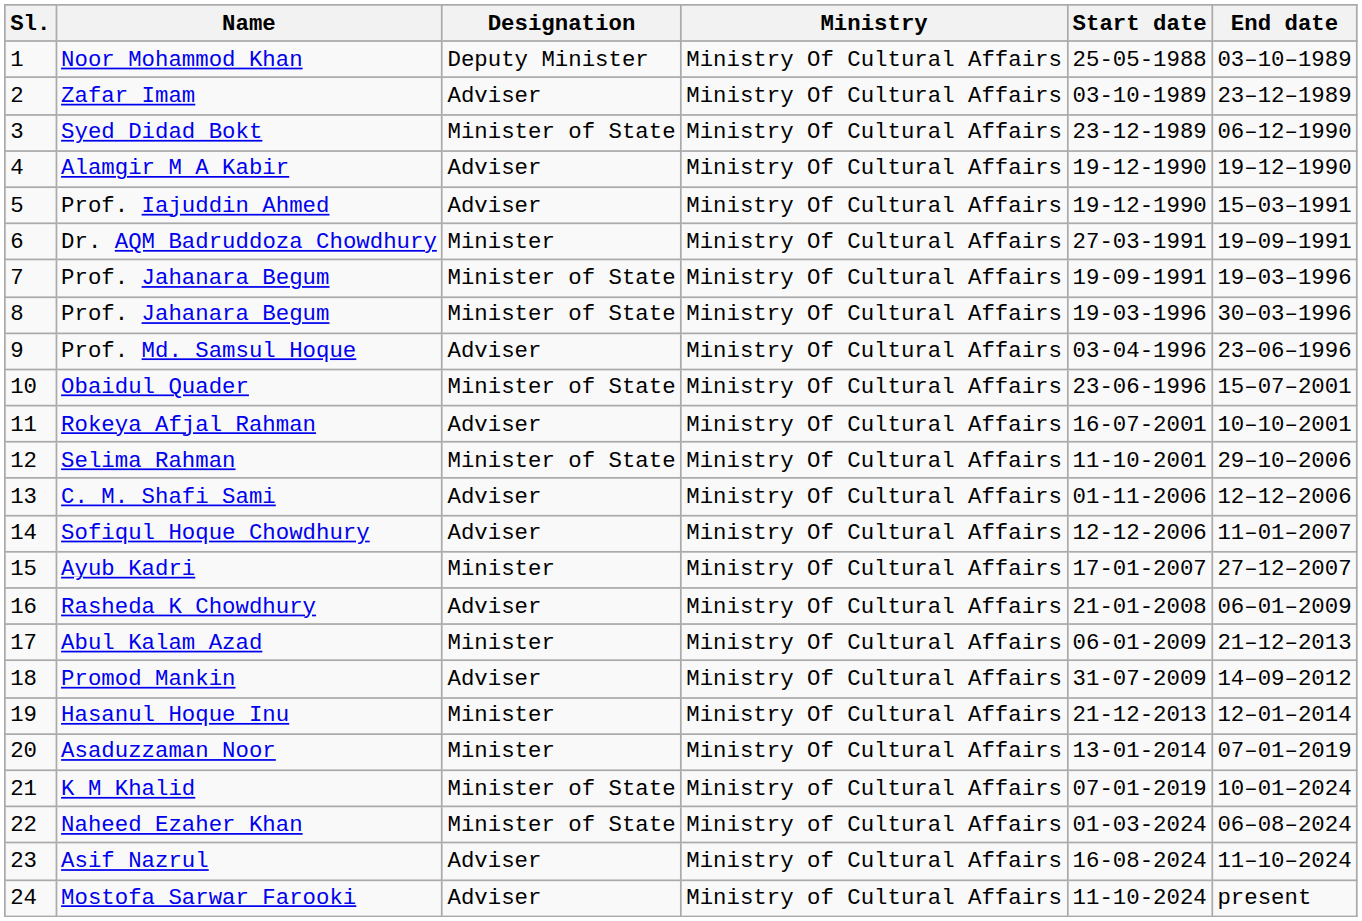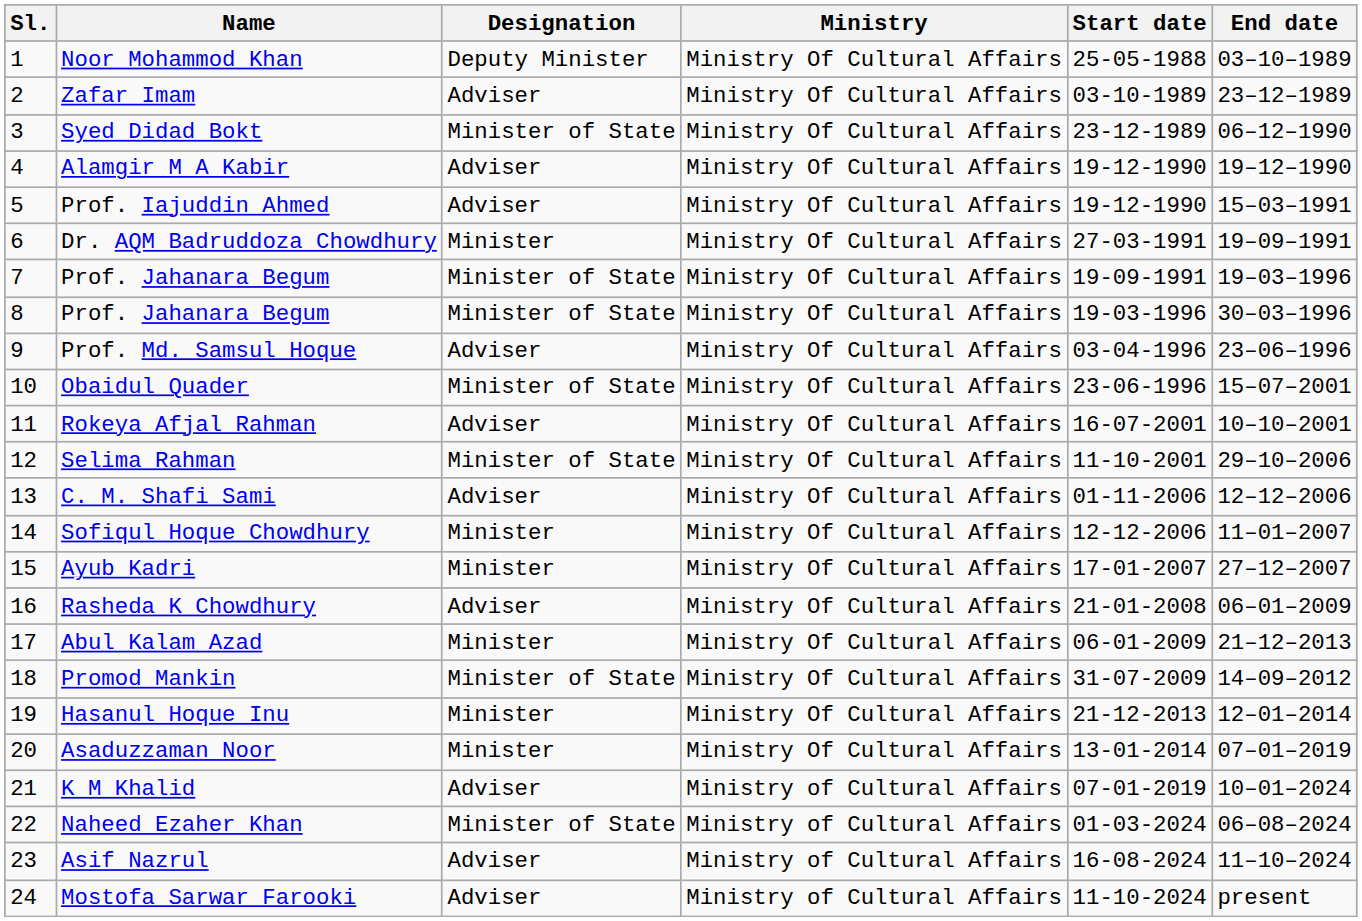(494, 533) Adviser -> (501, 533) Minister
(494, 679) Adviser -> (562, 679) Minister of State
(562, 788) Minister of State -> (494, 788) Adviser
